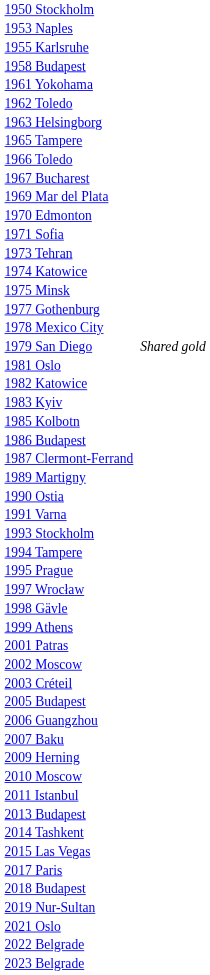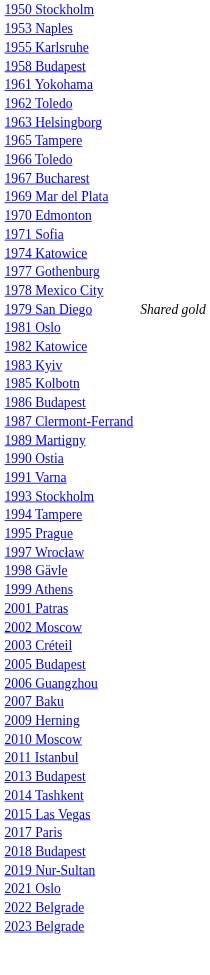- row: (39, 253)
- row: (37, 290)
